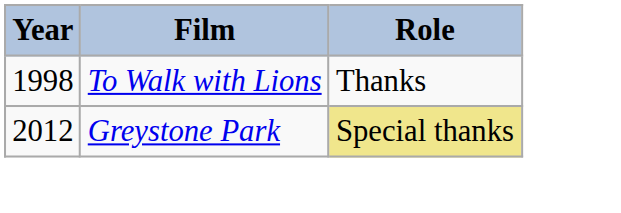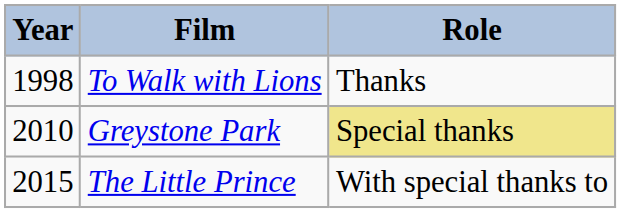(43, 131) 2012 -> (43, 131) 2010
+ row: (192, 181)
